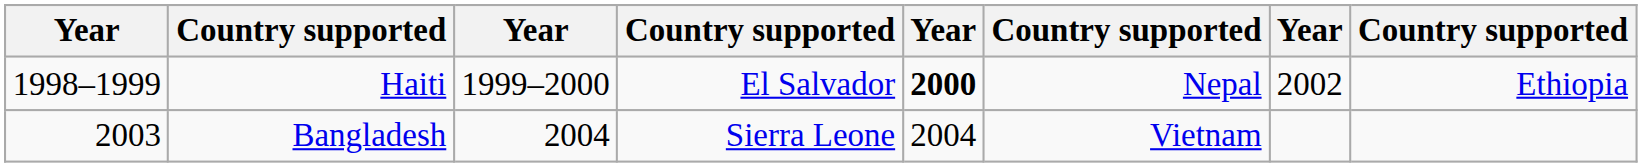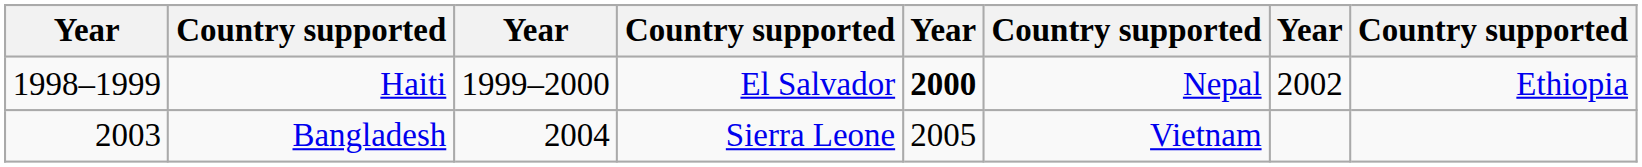(943, 135) 2004 -> (943, 135) 2005
